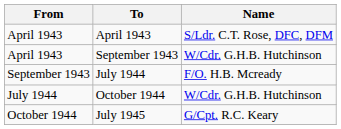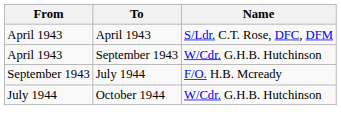- row: (120, 114)
